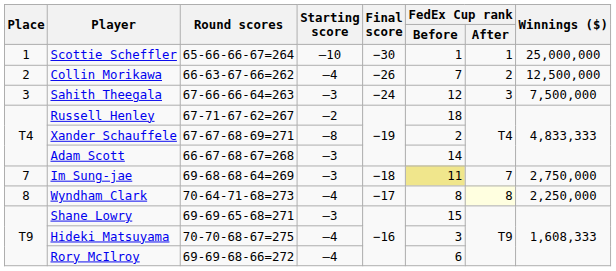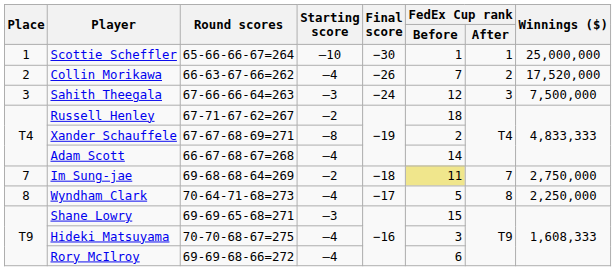(563, 75) 12,500,000 -> (563, 75) 17,520,000
(330, 155) –3 -> (330, 155) –4
(330, 176) –3 -> (330, 176) –2
(458, 196) 8 -> (458, 196) 5
(509, 196) lightyellow background -> (509, 196) no background
